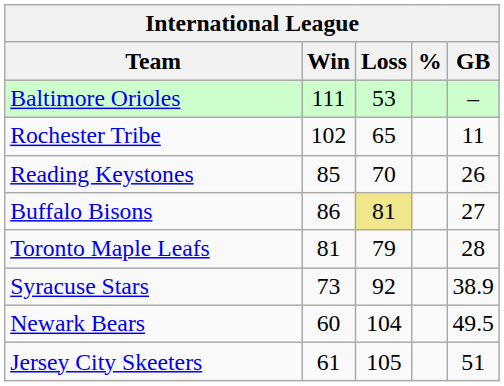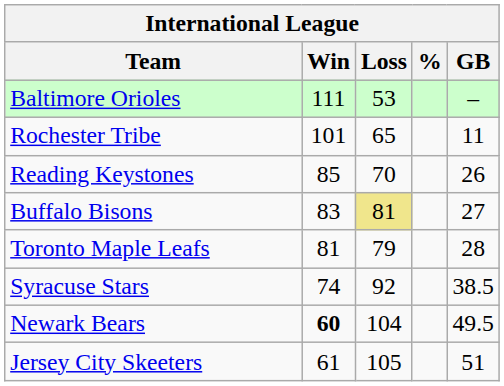(328, 135) 102 -> (328, 135) 101
(328, 211) 86 -> (328, 211) 83
(328, 286) 73 -> (328, 286) 74
(473, 286) 38.9 -> (473, 286) 38.5
(328, 323) normal -> (328, 323) bold
